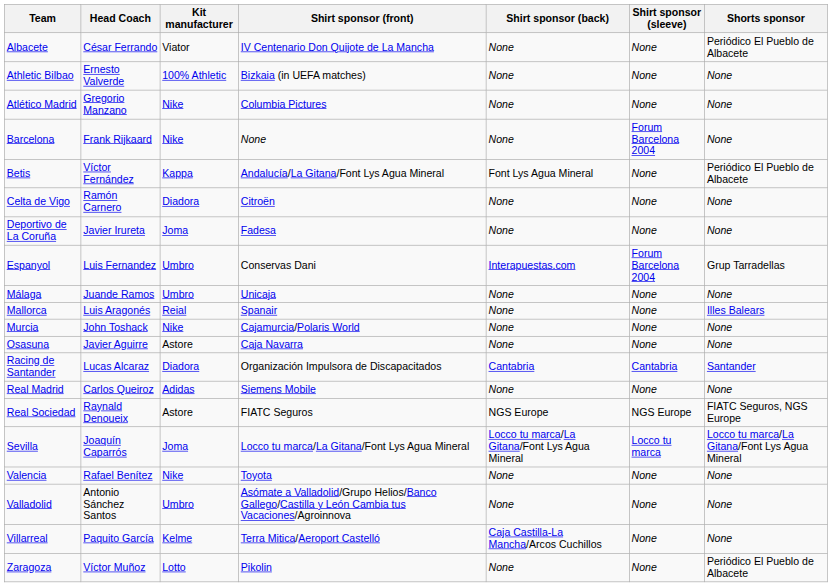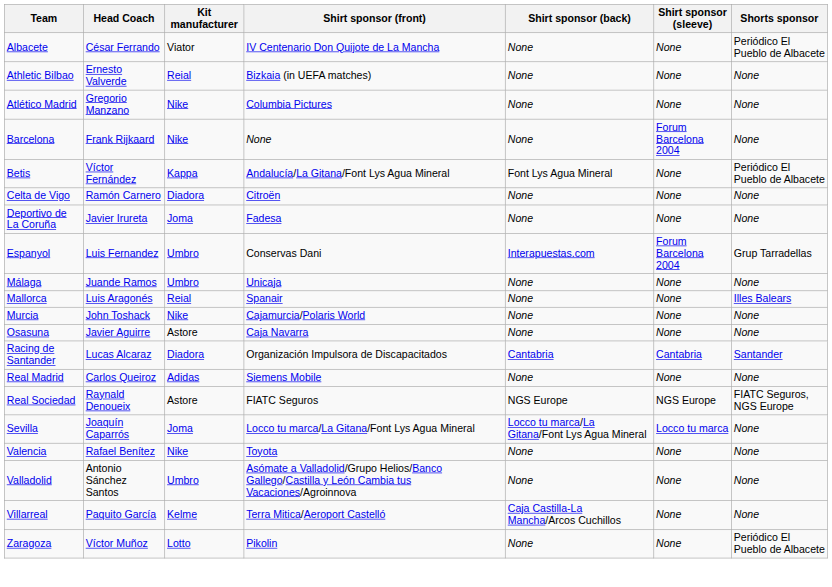(194, 76) 100% Athletic -> (179, 76) Reial
(758, 447) Locco tu marca/La Gitana/Font Lys Agua Mineral -> (746, 429) None
